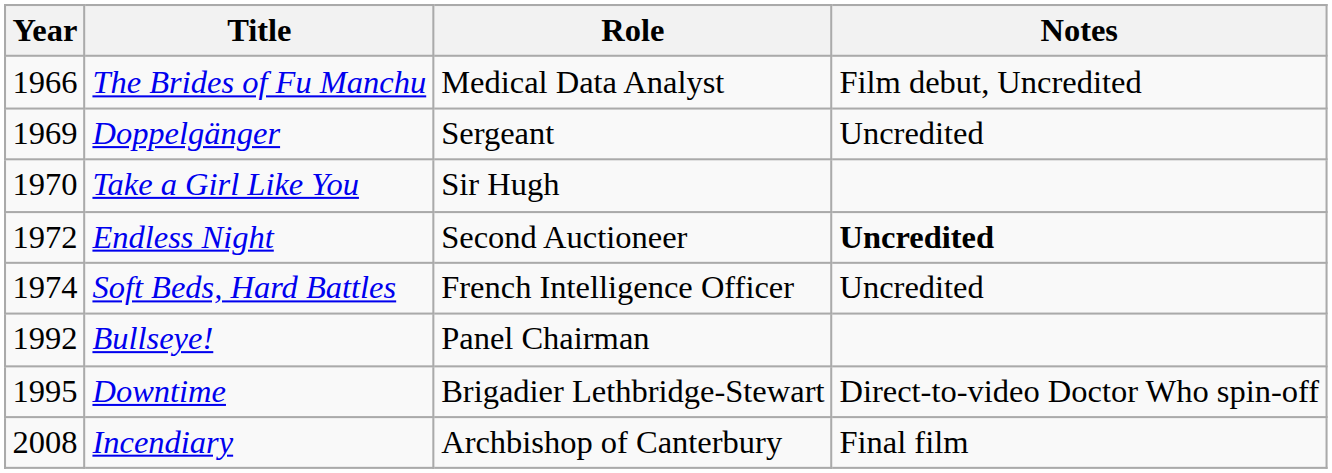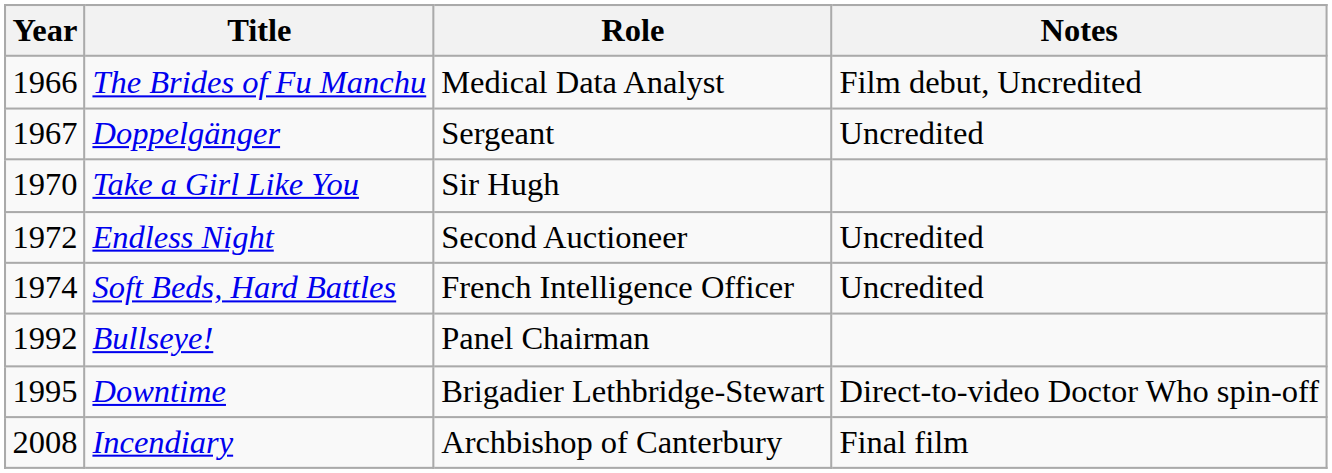(45, 133) 1969 -> (45, 133) 1967
(917, 236) bold -> (912, 236) normal
